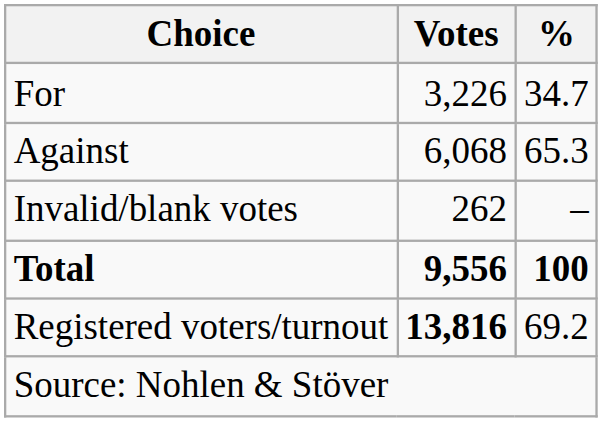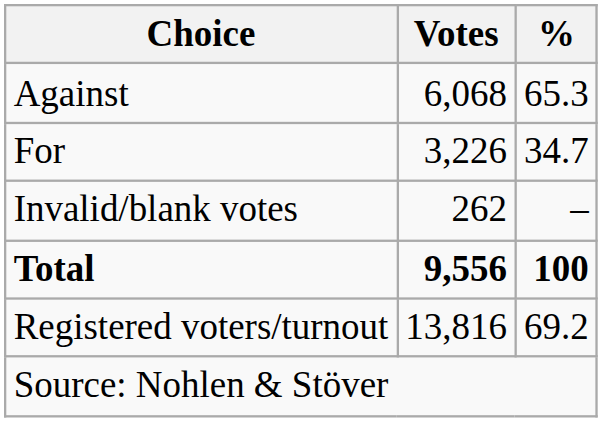rows swapped: (39, 92) <-> (71, 151)
(456, 326) bold -> (456, 326) normal
